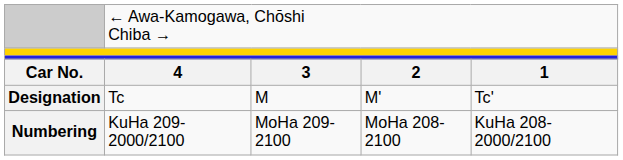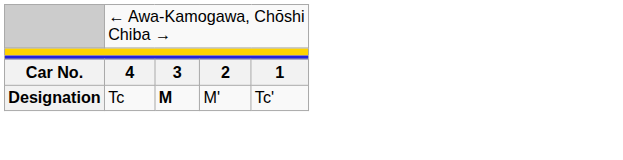(262, 97) normal -> (165, 97) bold
- row: (54, 132)
